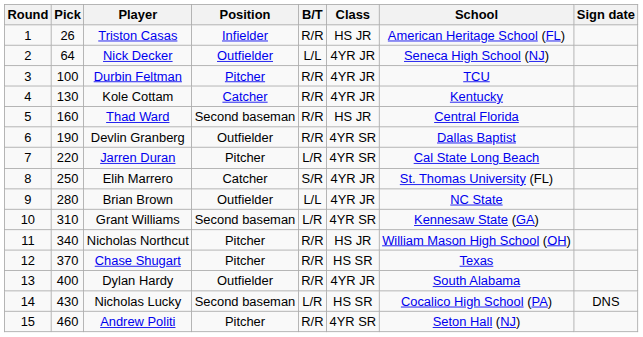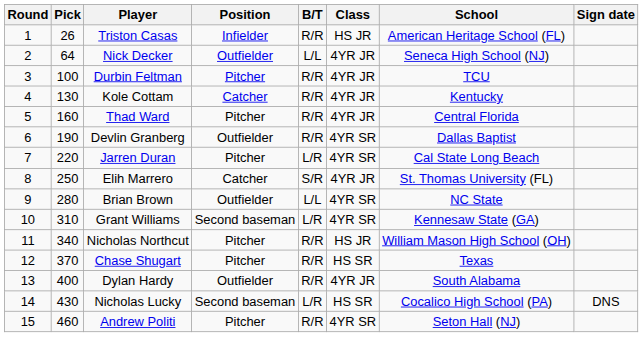(245, 117) Second baseman -> (245, 117) Pitcher
(353, 117) HS JR -> (353, 117) 4YR JR
(353, 199) 4YR JR -> (353, 199) 4YR SR
